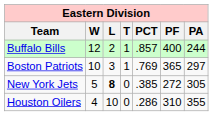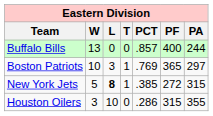(94, 48) 12 -> (94, 48) 13
(112, 48) 2 -> (112, 48) 0
(127, 48) 1 -> (127, 48) 0
(127, 84) 0 -> (127, 84) 1
(196, 84) 305 -> (196, 84) 315
(94, 102) 4 -> (94, 102) 3
(172, 102) 310 -> (172, 102) 315
